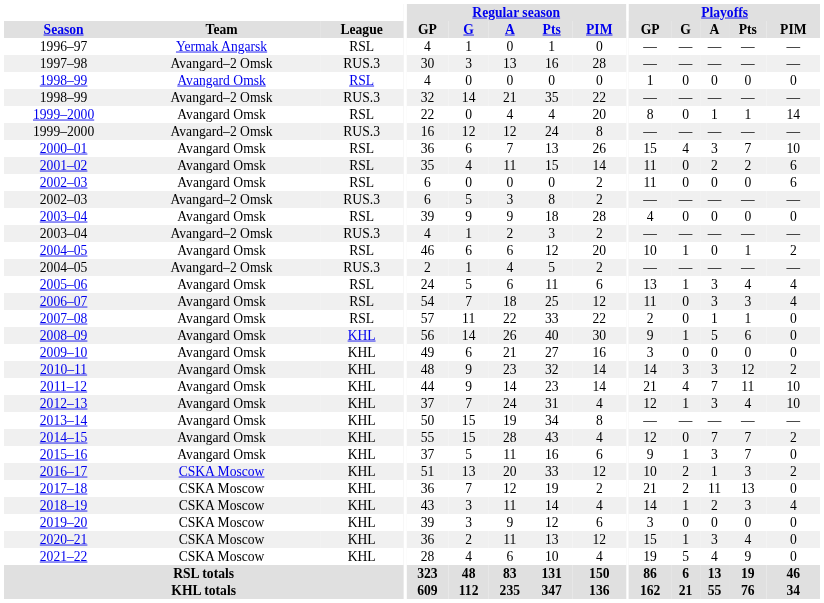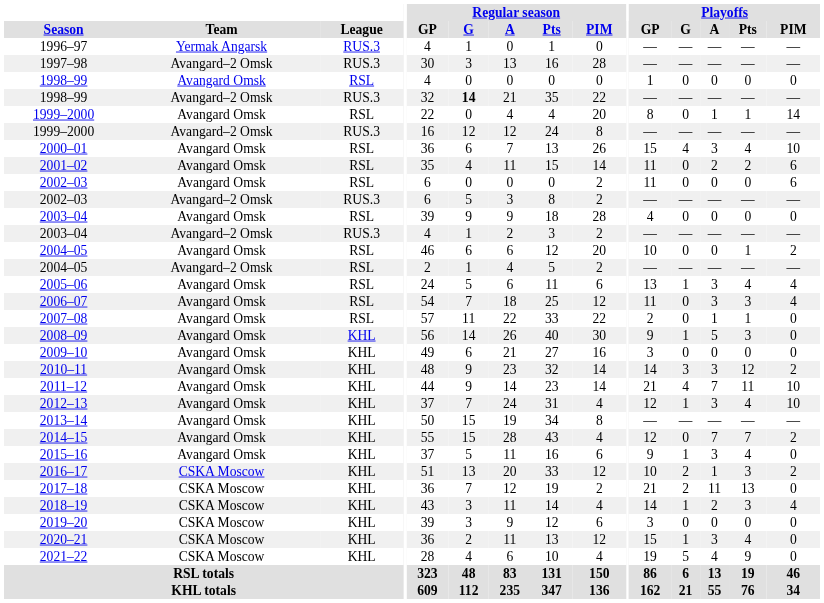(362, 46) RSL -> (362, 46) RUS.3
(469, 97) normal -> (469, 97) bold
(748, 148) 7 -> (748, 148) 4
(686, 250) 1 -> (686, 250) 0
(362, 267) RUS.3 -> (362, 267) RSL
(748, 335) 6 -> (748, 335) 3
(748, 454) 7 -> (748, 454) 4
